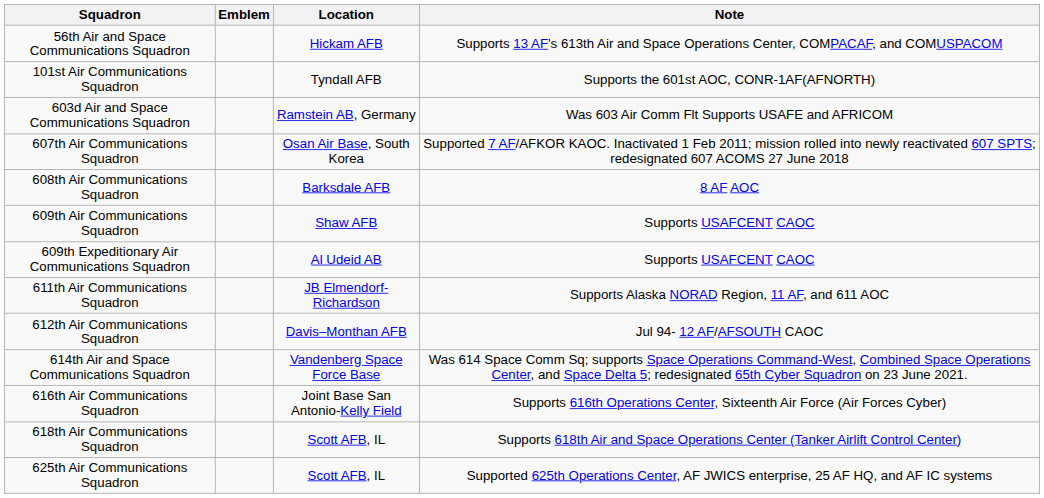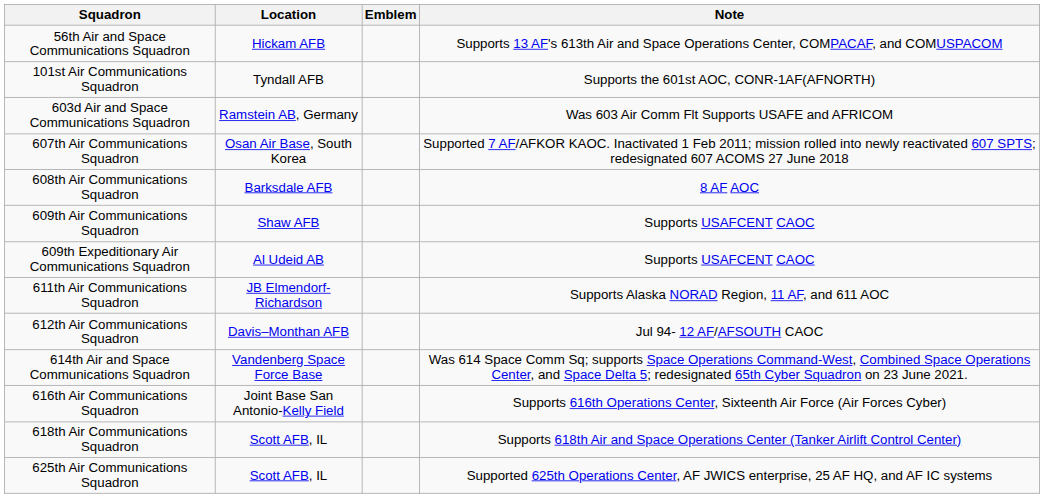columns swapped: (244, 15) <-> (346, 15)
